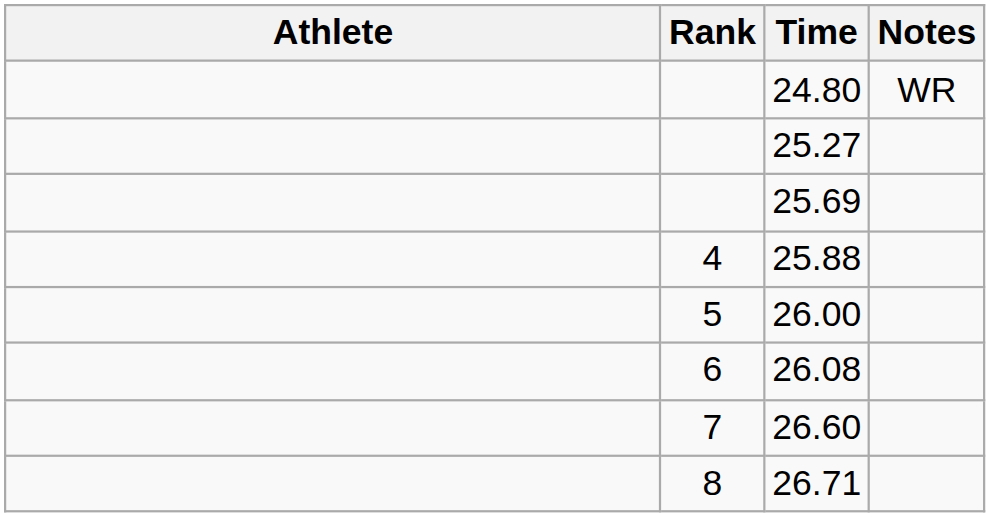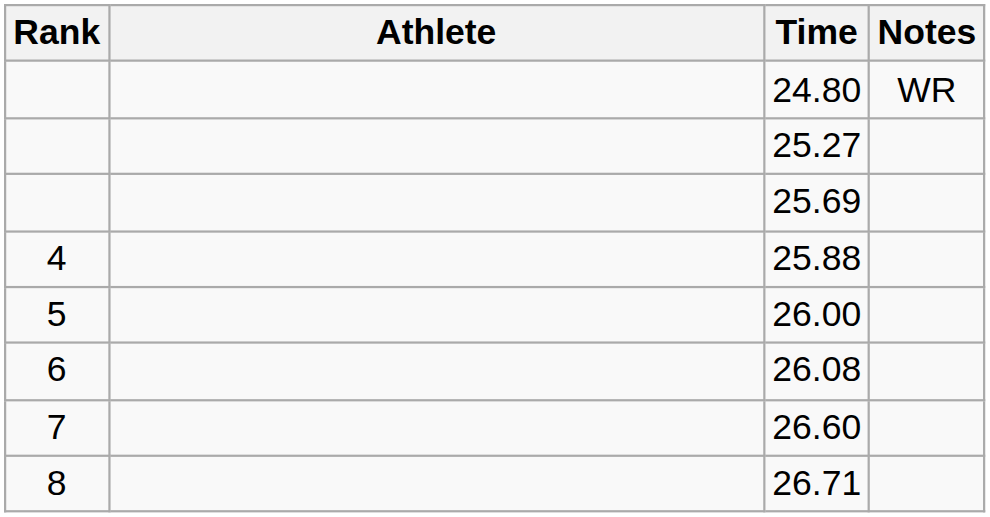columns swapped: (712, 32) <-> (333, 32)
